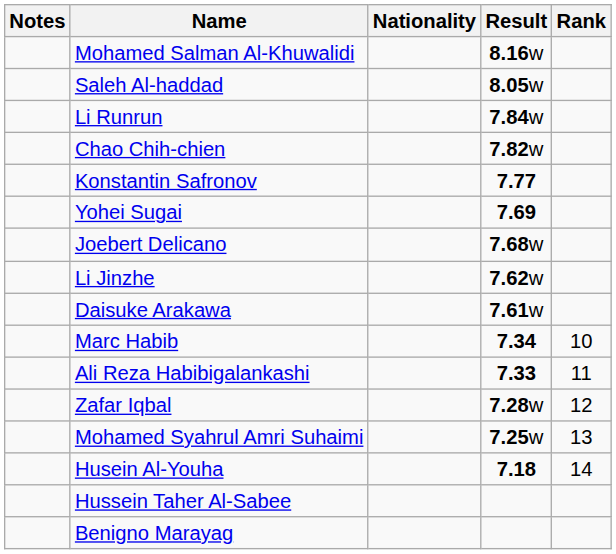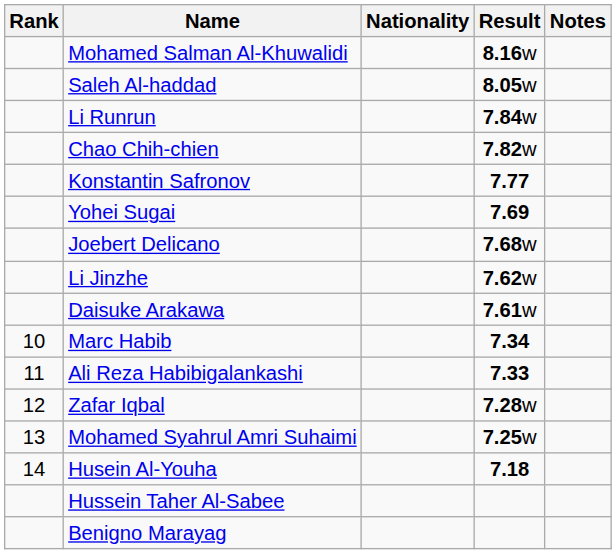columns swapped: (581, 21) <-> (37, 21)
